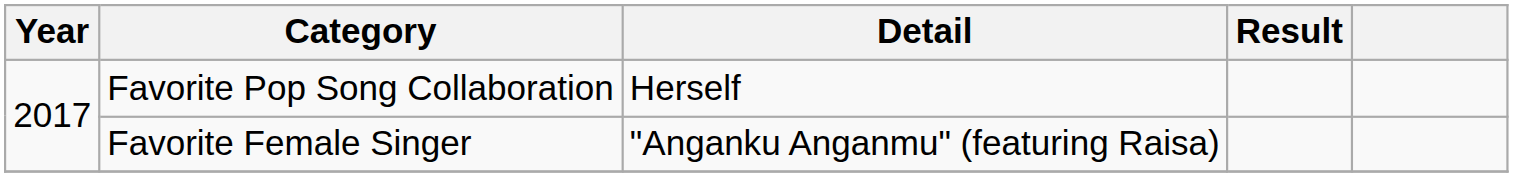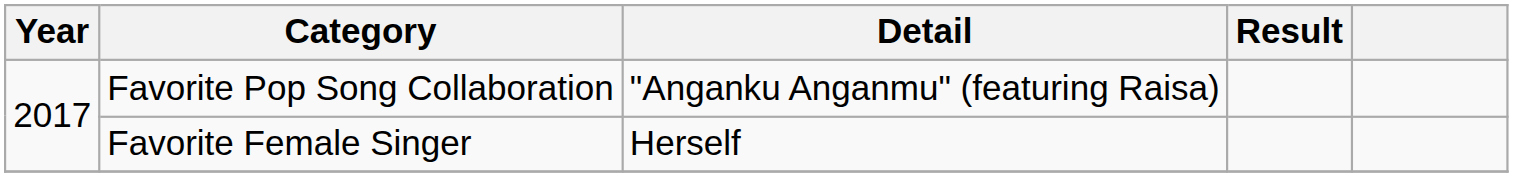(685, 87) Herself -> (925, 87) "Anganku Anganmu" (featuring Raisa)
(925, 143) "Anganku Anganmu" (featuring Raisa) -> (685, 143) Herself
